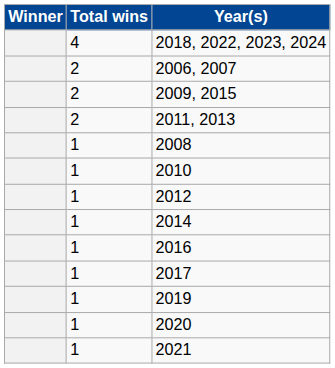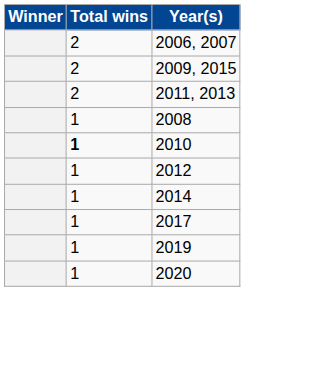- row: (241, 42)
(75, 171) normal -> (75, 145) bold
- row: (174, 247)
- row: (174, 350)
